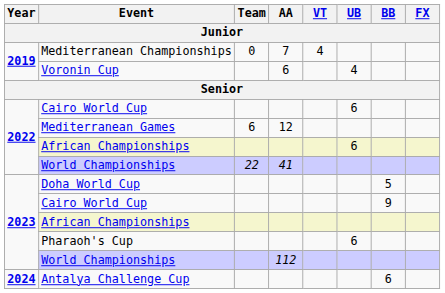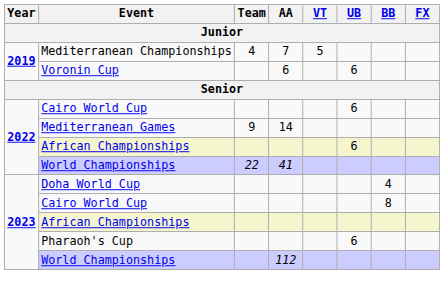(252, 52) 0 -> (252, 52) 4
(320, 52) 4 -> (320, 52) 5
(354, 71) 4 -> (354, 71) 6
(252, 128) 6 -> (252, 128) 9
(286, 128) 12 -> (286, 128) 14
(388, 185) 5 -> (388, 185) 4
(388, 204) 9 -> (388, 204) 8
- row: (21, 279)
